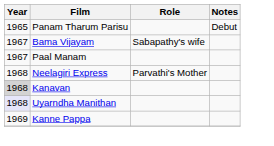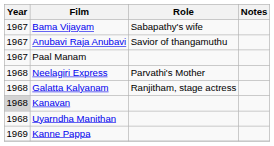- row: (80, 27)
+ row: (79, 42)
+ row: (70, 88)
(17, 103) lavender background -> (17, 118) no background
